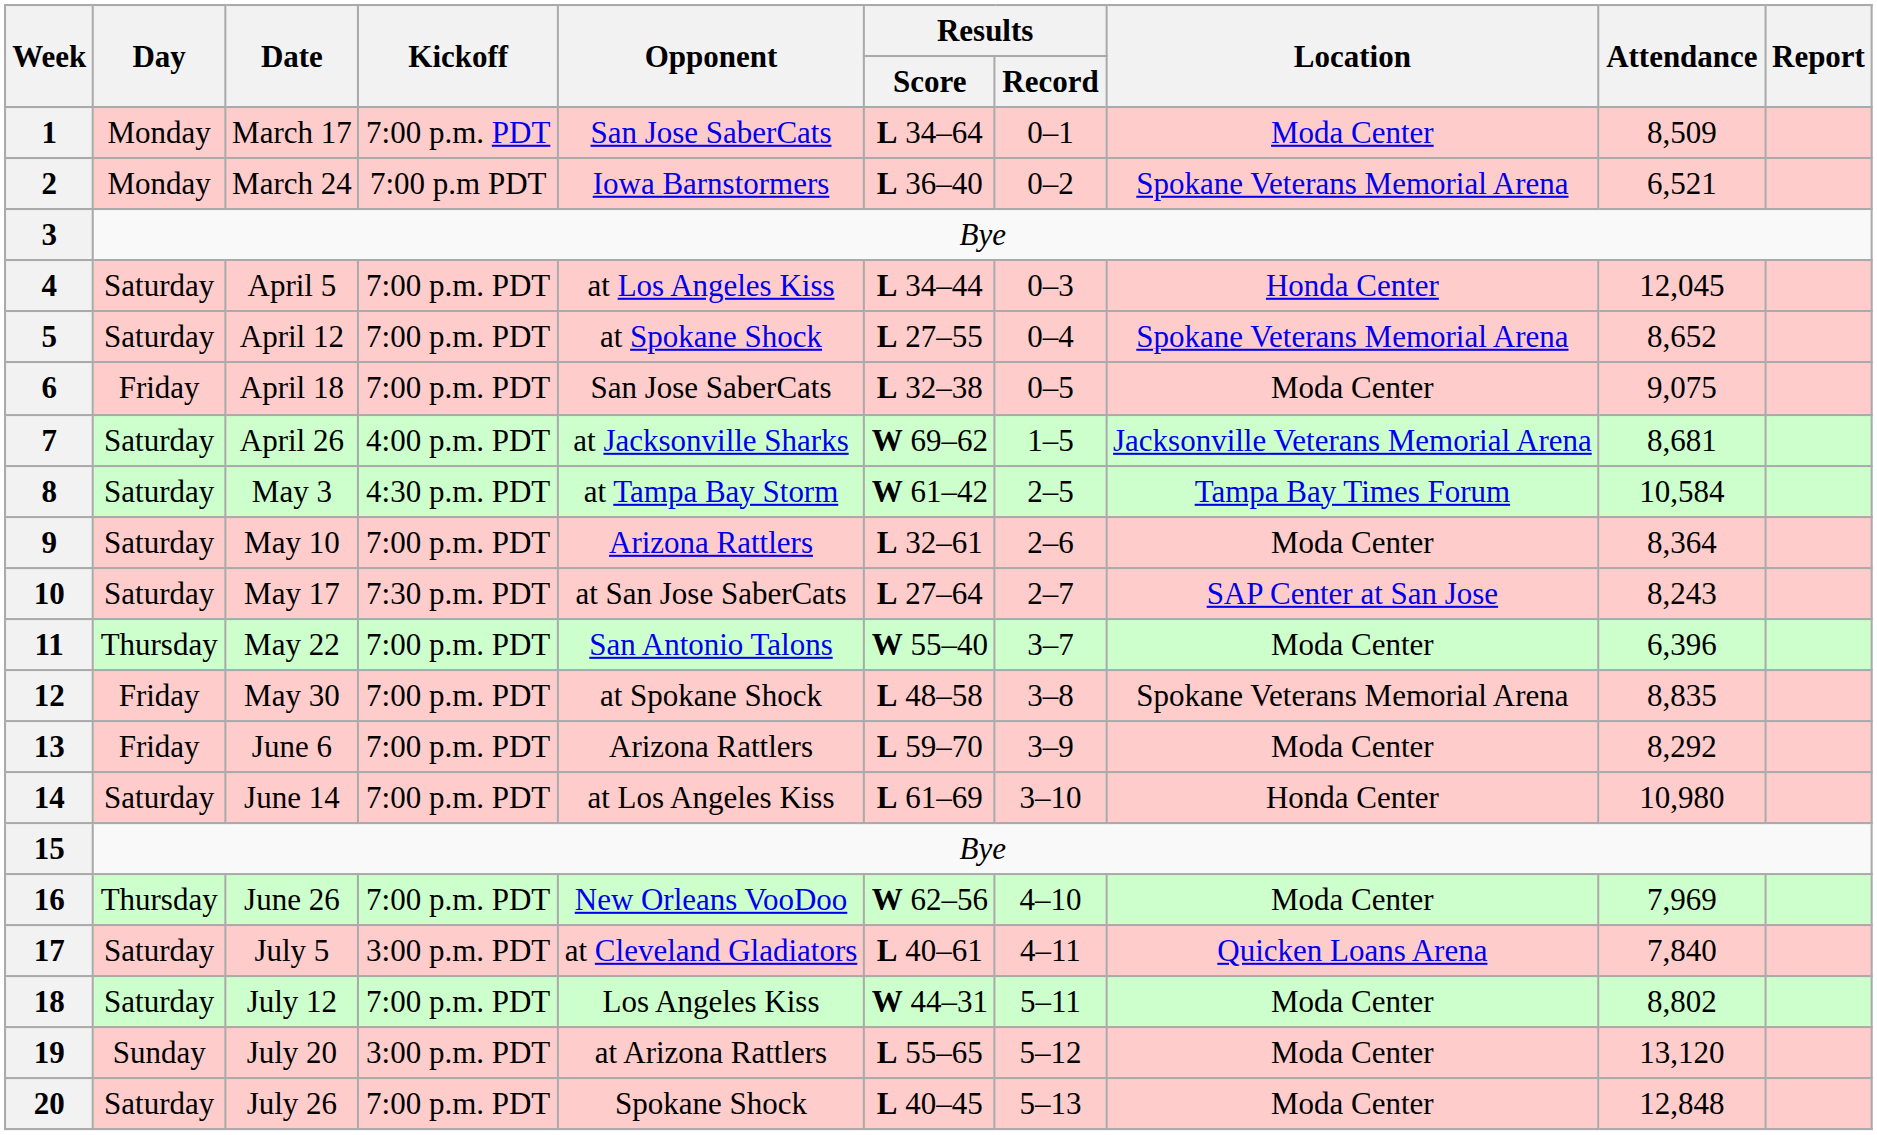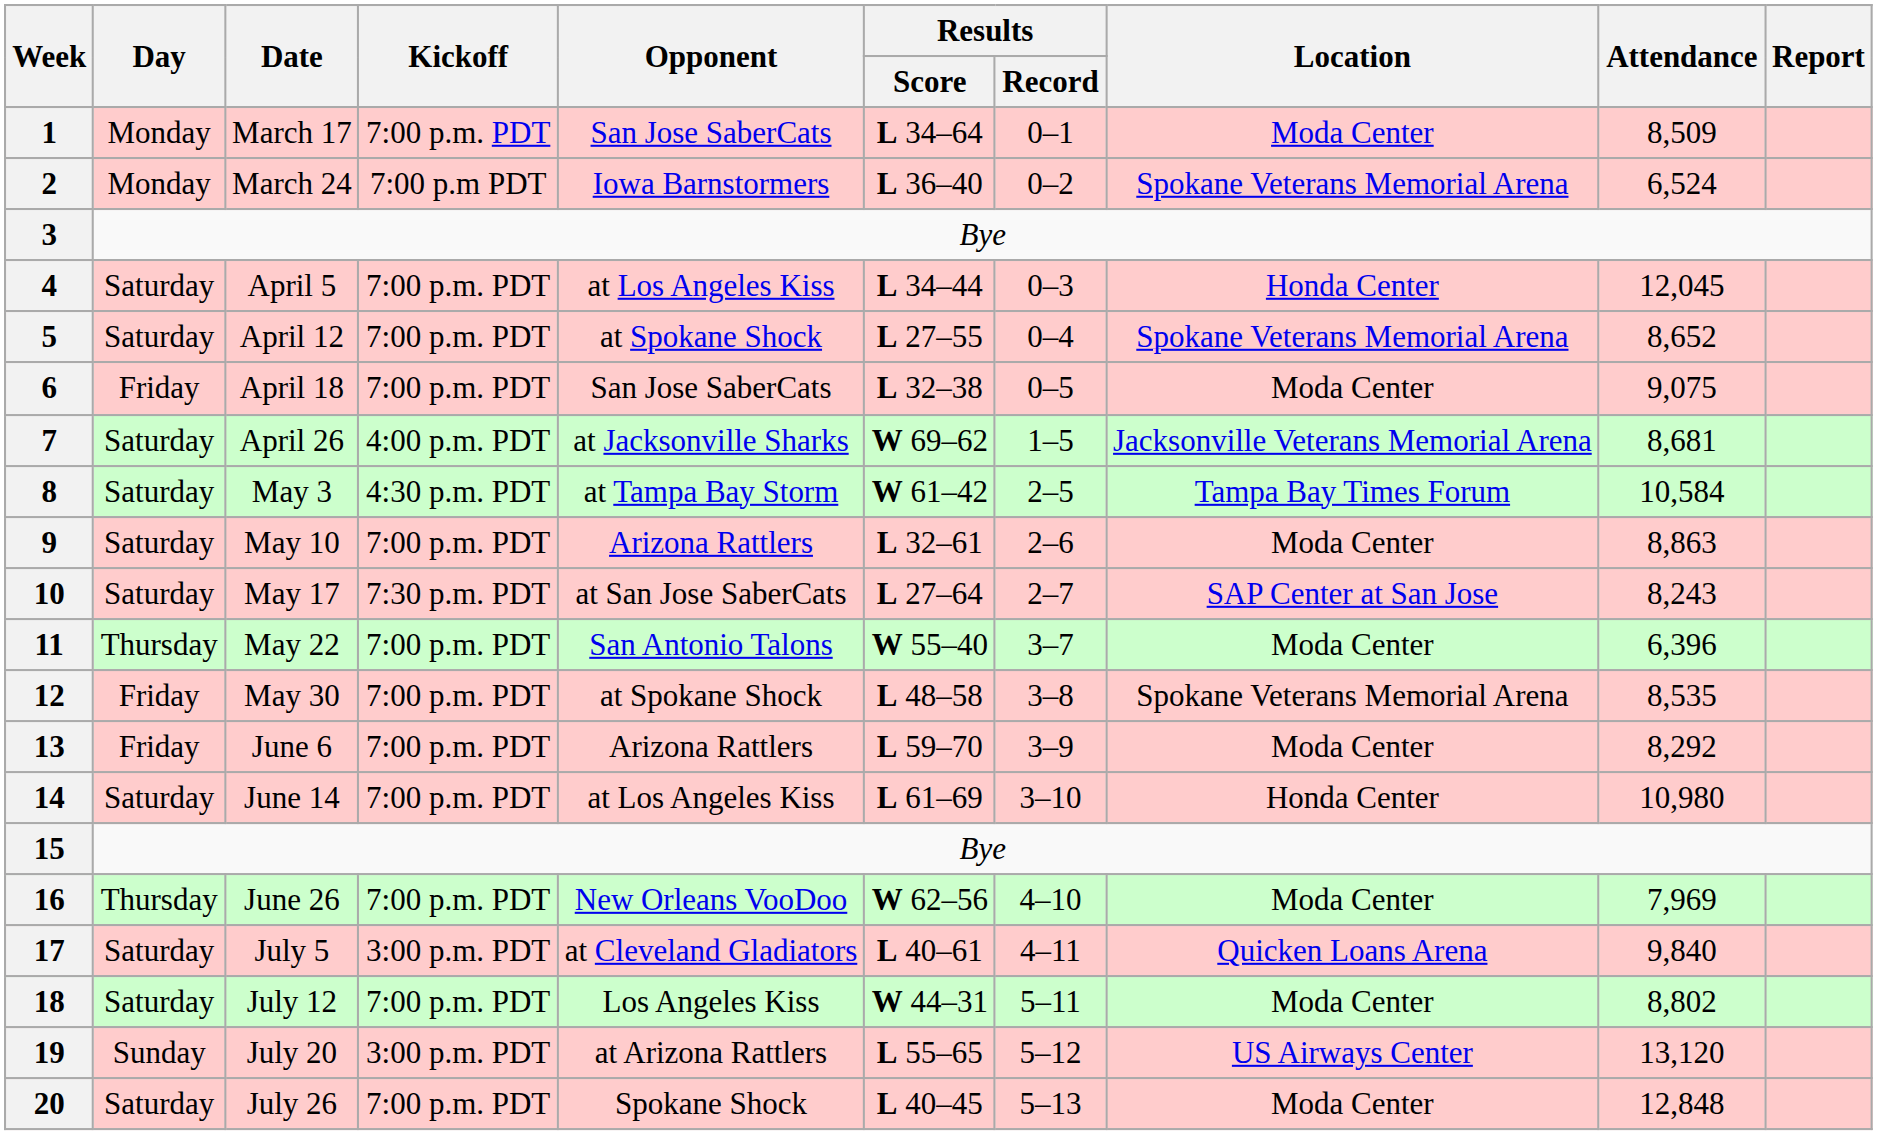(1682, 183) 6,521 -> (1682, 183) 6,524
(1682, 541) 8,364 -> (1682, 541) 8,863
(1682, 694) 8,835 -> (1682, 694) 8,535
(1682, 950) 7,840 -> (1682, 950) 9,840
(1352, 1052) Moda Center -> (1352, 1052) US Airways Center
